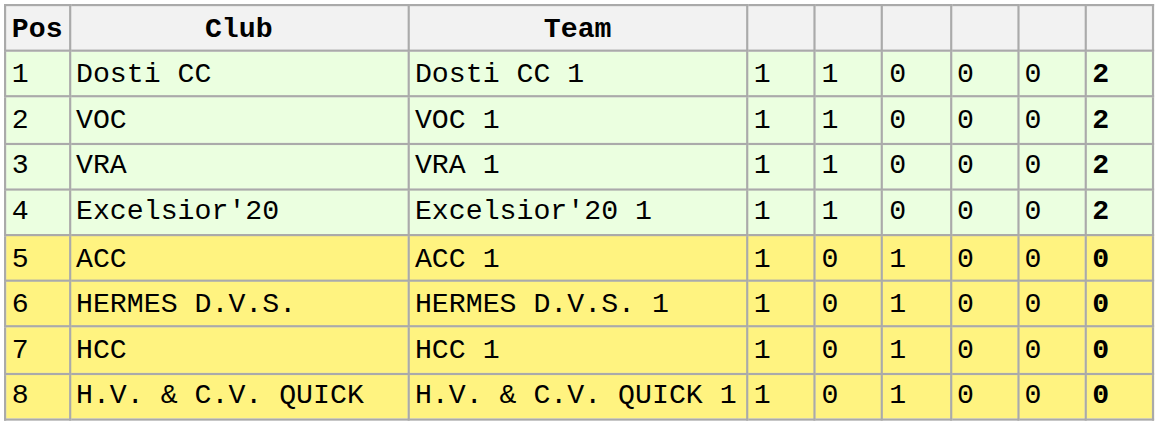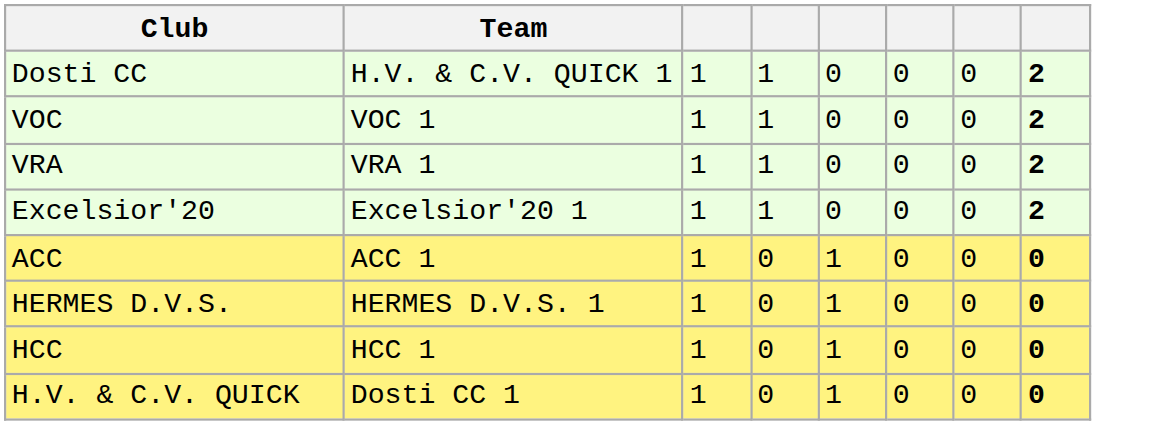- column: (37, 28)
(500, 74) Dosti CC 1 -> (512, 74) H.V. & C.V. QUICK 1
(576, 396) H.V. & C.V. QUICK 1 -> (435, 396) Dosti CC 1
